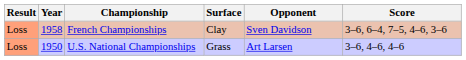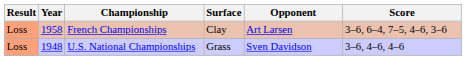(279, 30) Sven Davidson -> (269, 30) Art Larsen
(52, 47) 1950 -> (52, 47) 1948
(269, 47) Art Larsen -> (279, 47) Sven Davidson
